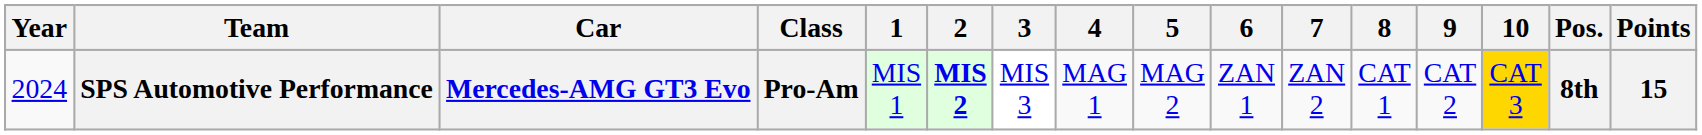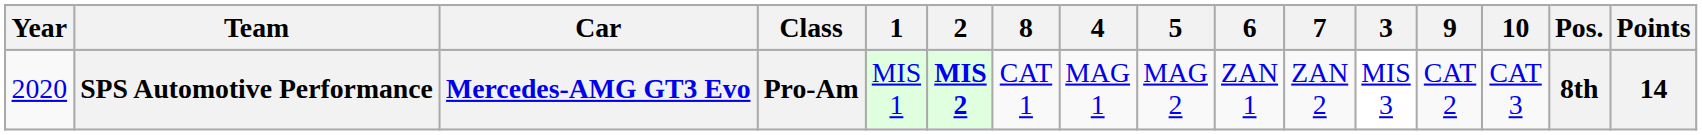columns swapped: (1024, 26) <-> (1384, 26)
(39, 89) 2024 -> (39, 89) 2020
(1516, 89) gold background -> (1516, 89) no background
(1654, 89) 15 -> (1654, 89) 14
